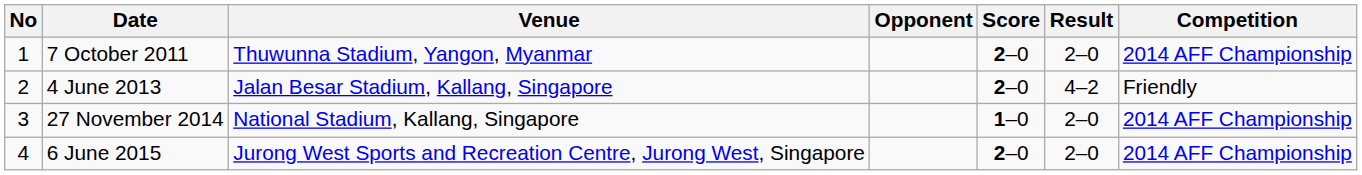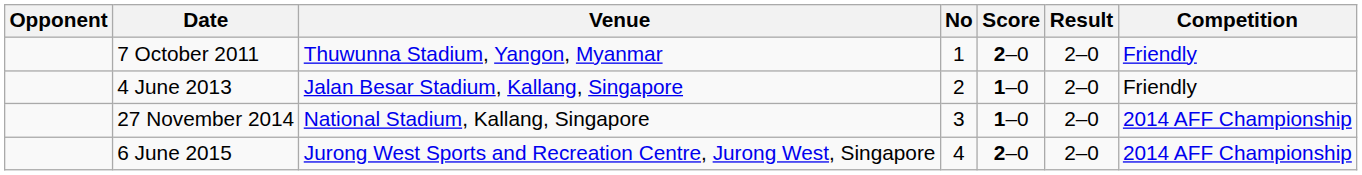columns swapped: (23, 20) <-> (924, 20)
(1237, 53) 2014 AFF Championship -> (1160, 53) Friendly
(1011, 86) 2–0 -> (1011, 86) 1–0
(1082, 86) 4–2 -> (1082, 86) 2–0
